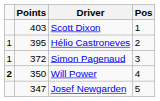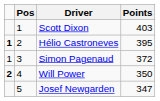columns swapped: (144, 12) <-> (31, 12)
(9, 43) normal -> (9, 43) bold
